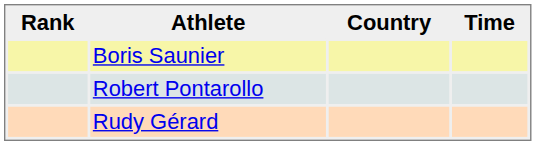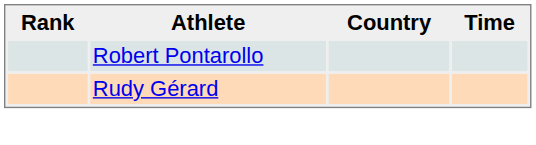- row: (159, 55)
